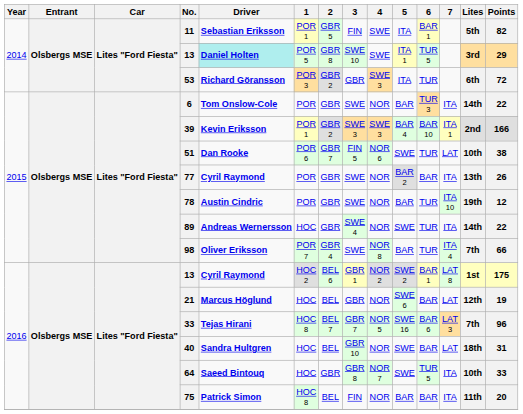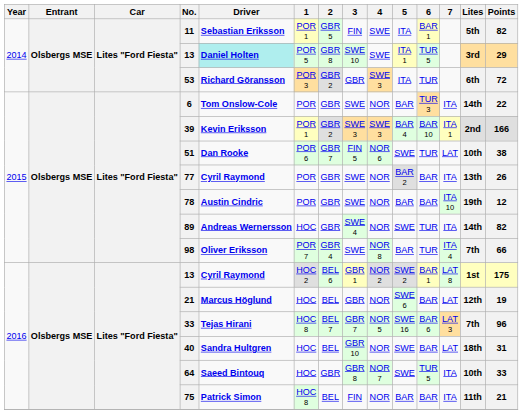(428, 202) TUR -> (428, 202) BAR
(502, 227) 22 -> (502, 227) 82
(502, 397) 20 -> (502, 397) 21
